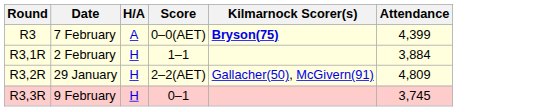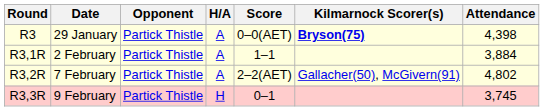+ column: (163, 14)
(85, 34) 7 February -> (85, 34) 29 January
(415, 34) 4,399 -> (501, 34) 4,398
(134, 55) H -> (220, 55) A
(85, 75) 29 January -> (85, 75) 7 February
(134, 75) H -> (220, 75) A
(415, 75) 4,809 -> (501, 75) 4,802
